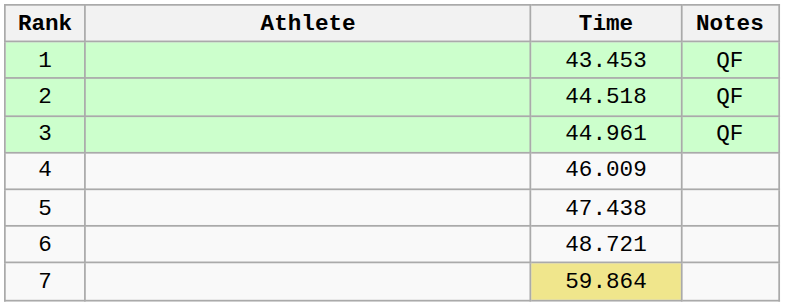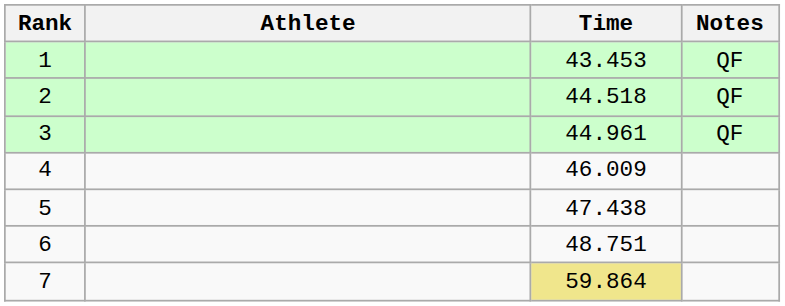(606, 245) 48.721 -> (606, 245) 48.751
